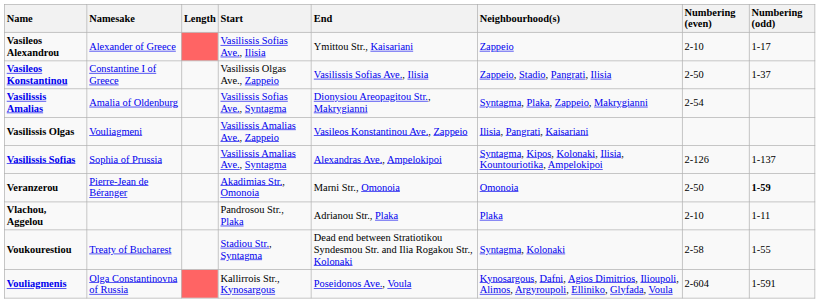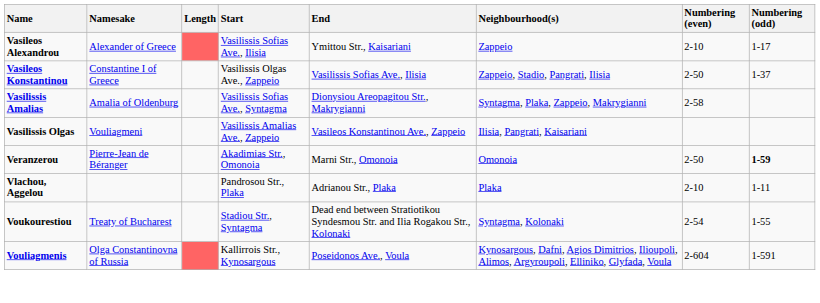(694, 103) 2-54 -> (694, 103) 2-58
- row: (41, 159)
(694, 249) 2-58 -> (694, 221) 2-54
